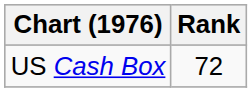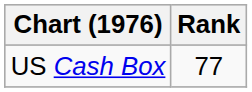(209, 65) 72 -> (209, 65) 77
